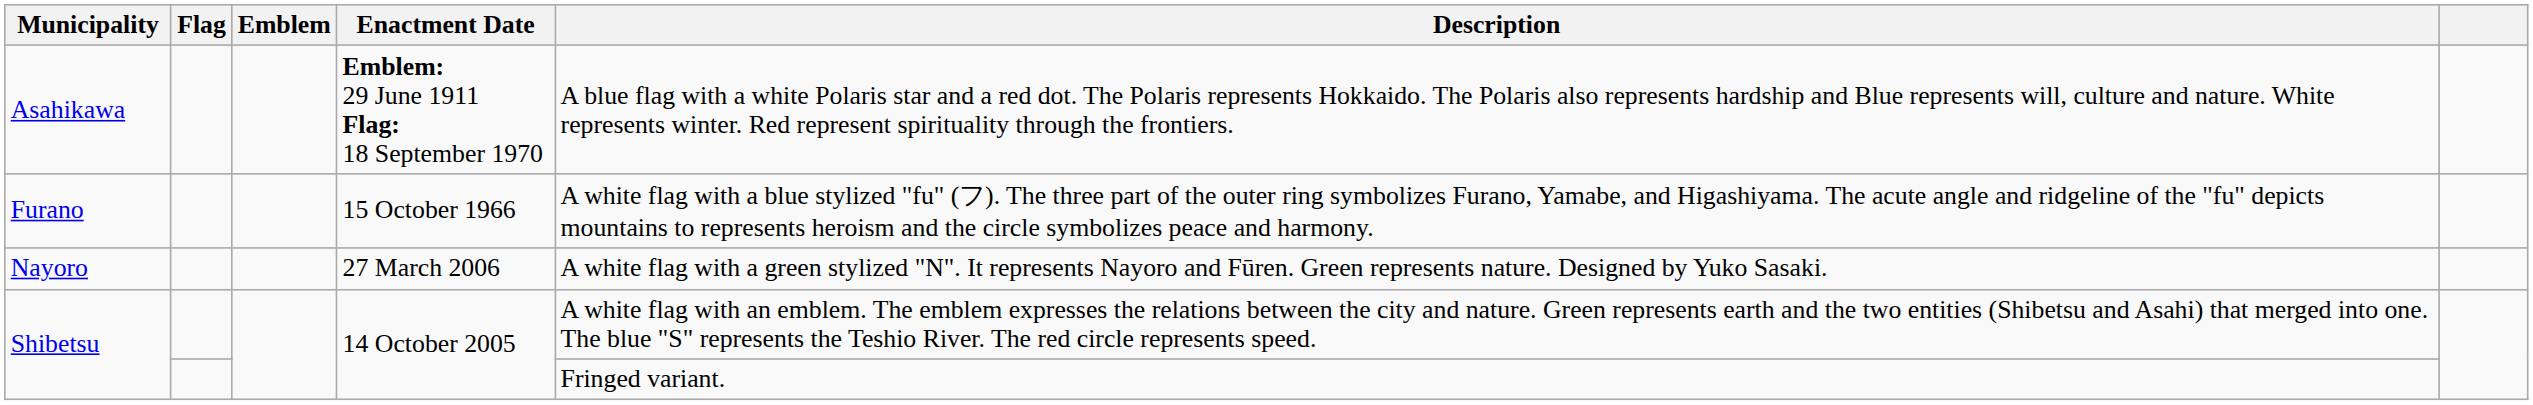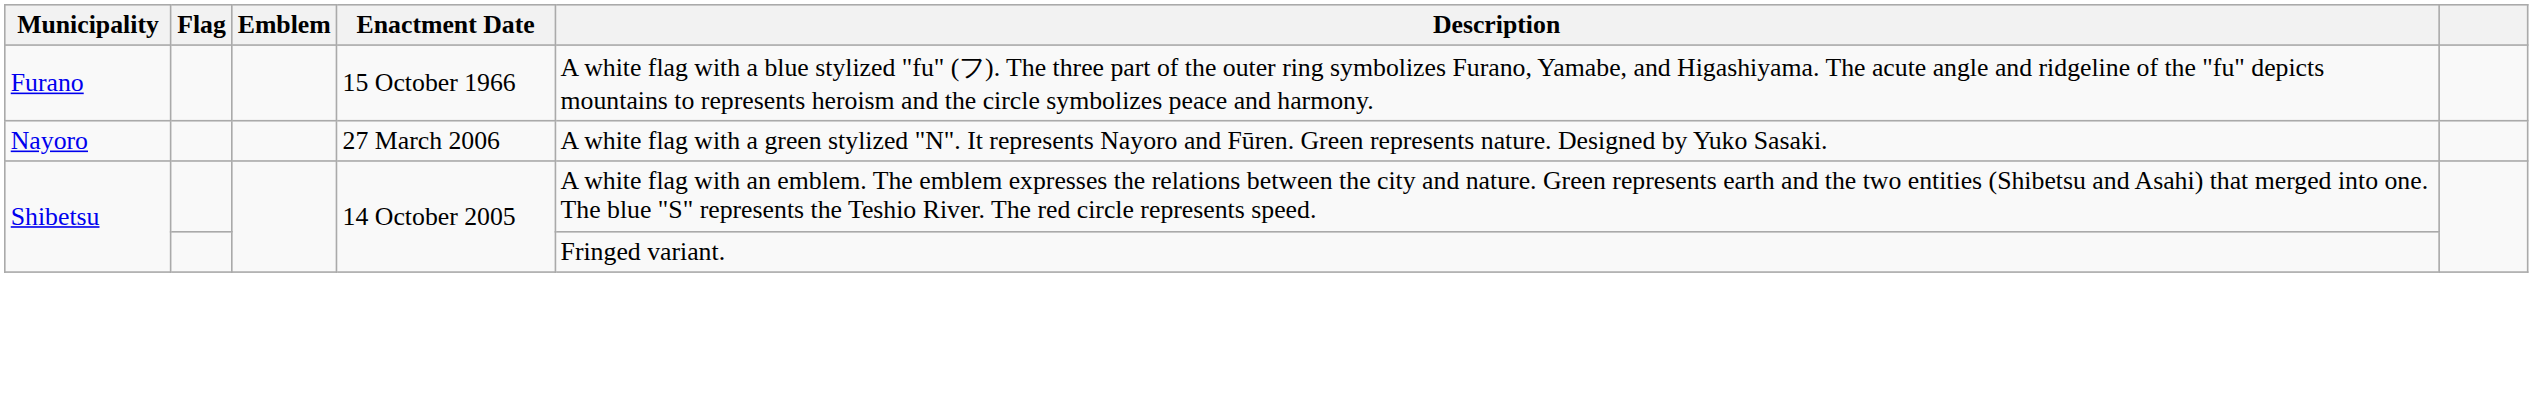- row: (68, 109)
